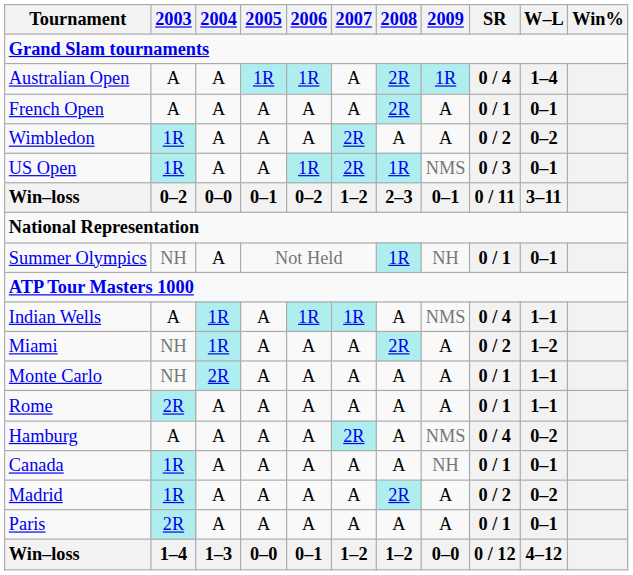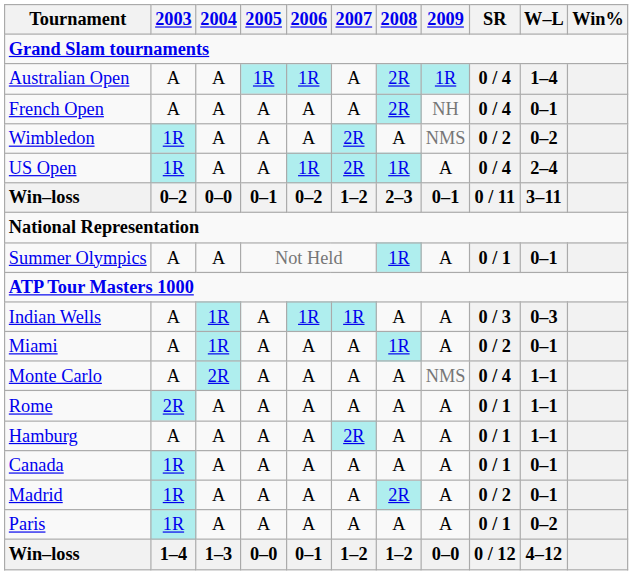(446, 108) A -> (446, 108) NH
(495, 108) 0 / 1 -> (495, 108) 0 / 4
(446, 137) A -> (446, 137) NMS
(446, 167) NMS -> (446, 167) A
(495, 167) 0 / 3 -> (495, 167) 0 / 4
(544, 167) 0–1 -> (544, 167) 2–4
(173, 256) NH -> (173, 256) A
(446, 256) NH -> (446, 256) A
(446, 316) NMS -> (446, 316) A
(495, 316) 0 / 4 -> (495, 316) 0 / 3
(544, 316) 1–1 -> (544, 316) 0–3
(173, 345) NH -> (173, 345) A
(399, 345) 2R -> (399, 345) 1R
(544, 345) 1–2 -> (544, 345) 0–1
(173, 375) NH -> (173, 375) A
(446, 375) A -> (446, 375) NMS
(495, 375) 0 / 1 -> (495, 375) 0 / 4
(446, 434) NMS -> (446, 434) A
(495, 434) 0 / 4 -> (495, 434) 0 / 1
(544, 434) 0–2 -> (544, 434) 1–1
(446, 464) NH -> (446, 464) A
(544, 494) 0–2 -> (544, 494) 0–1
(173, 524) 2R -> (173, 524) 1R
(544, 524) 0–1 -> (544, 524) 0–2
